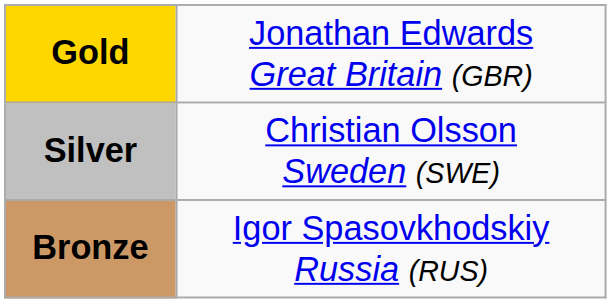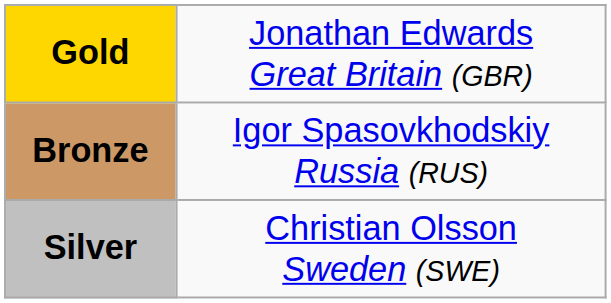rows swapped: (90, 150) <-> (90, 247)
